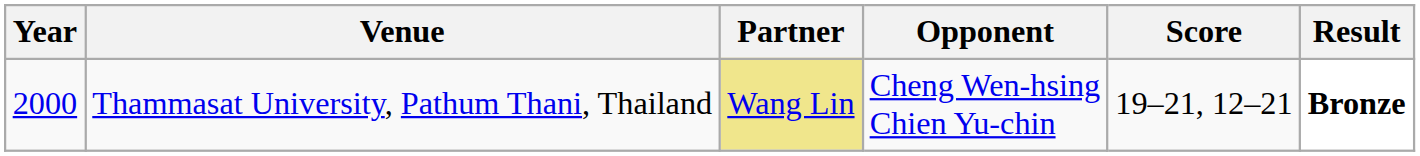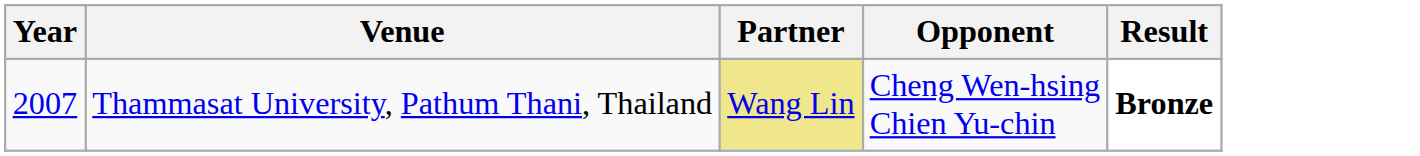- column: (1204, 31)
(45, 103) 2000 -> (45, 103) 2007
